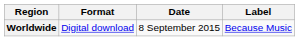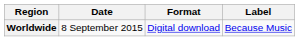columns swapped: (179, 12) <-> (98, 12)
